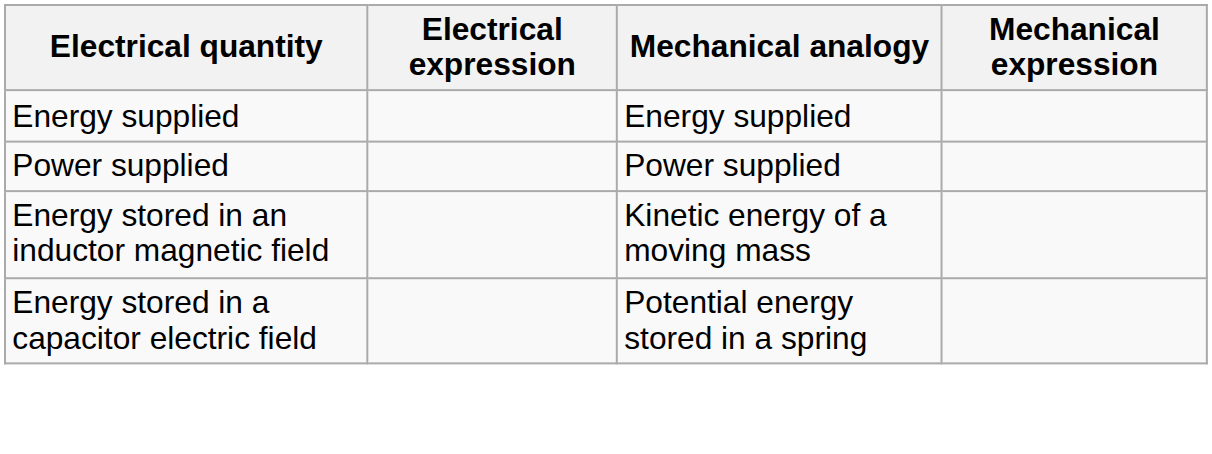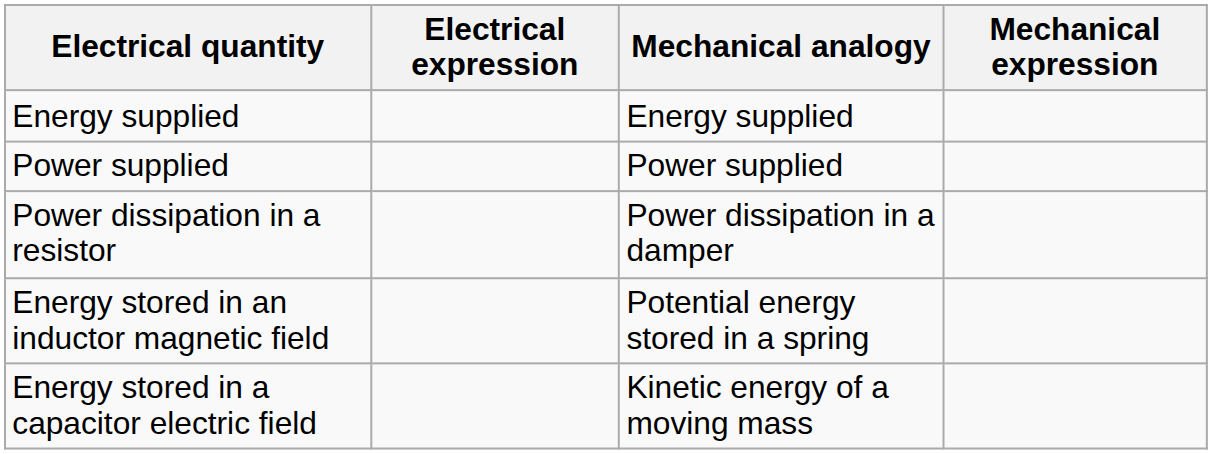+ row: (166, 233)
(755, 233) Kinetic energy of a moving mass -> (748, 319) Potential energy stored in a spring
(746, 319) Potential energy stored in a spring -> (758, 405) Kinetic energy of a moving mass
